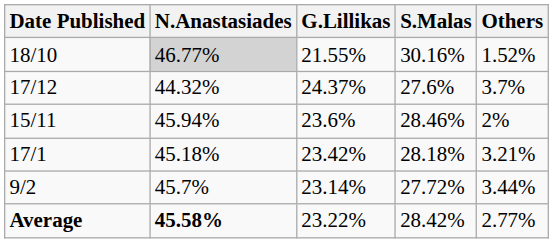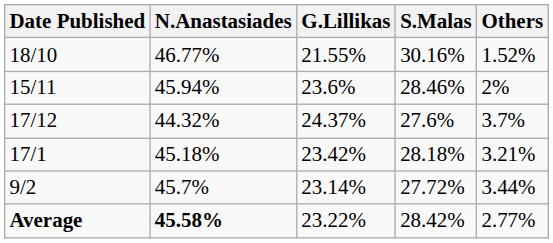(187, 54) lightgrey background -> (187, 54) no background
rows swapped: (33, 120) <-> (33, 87)
